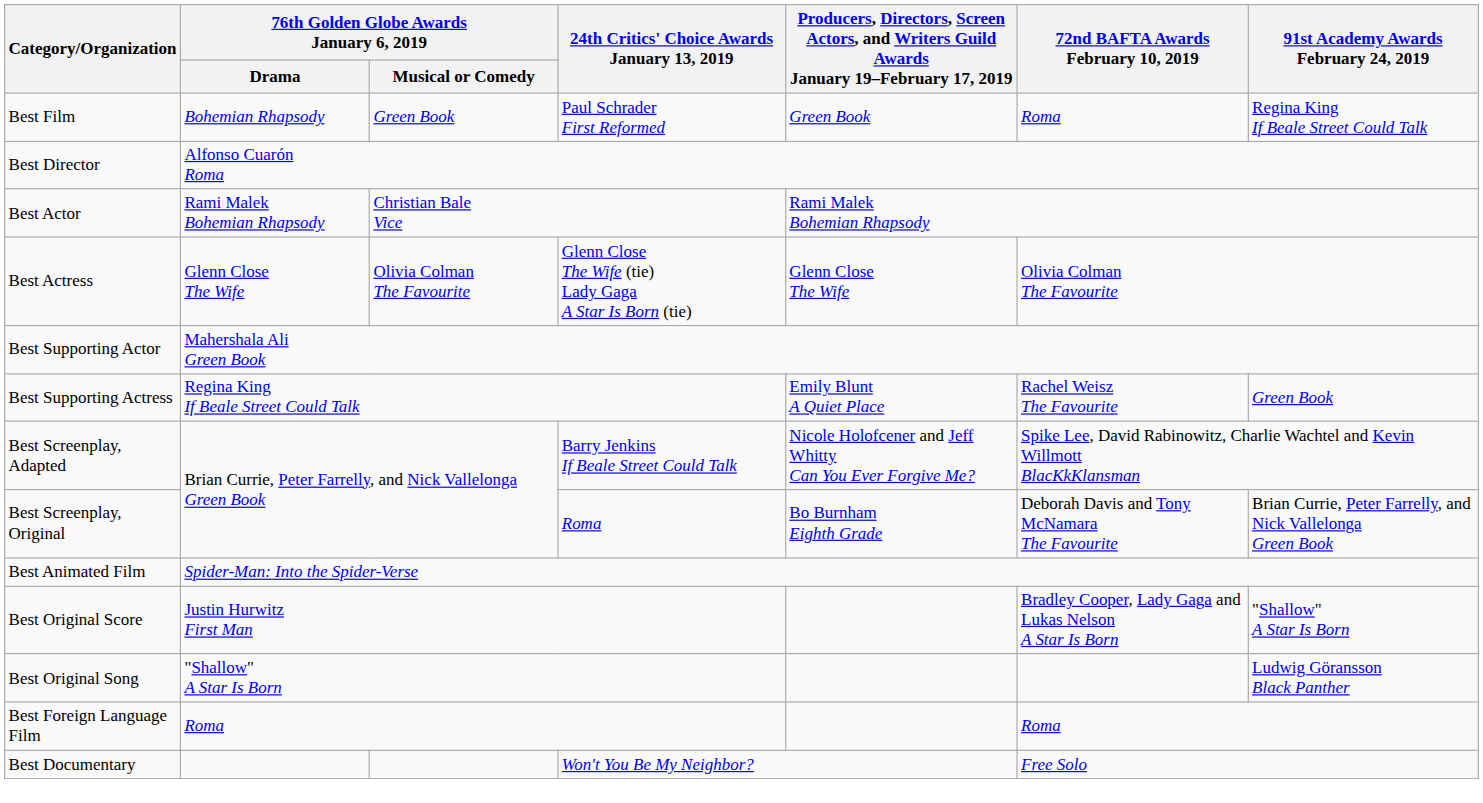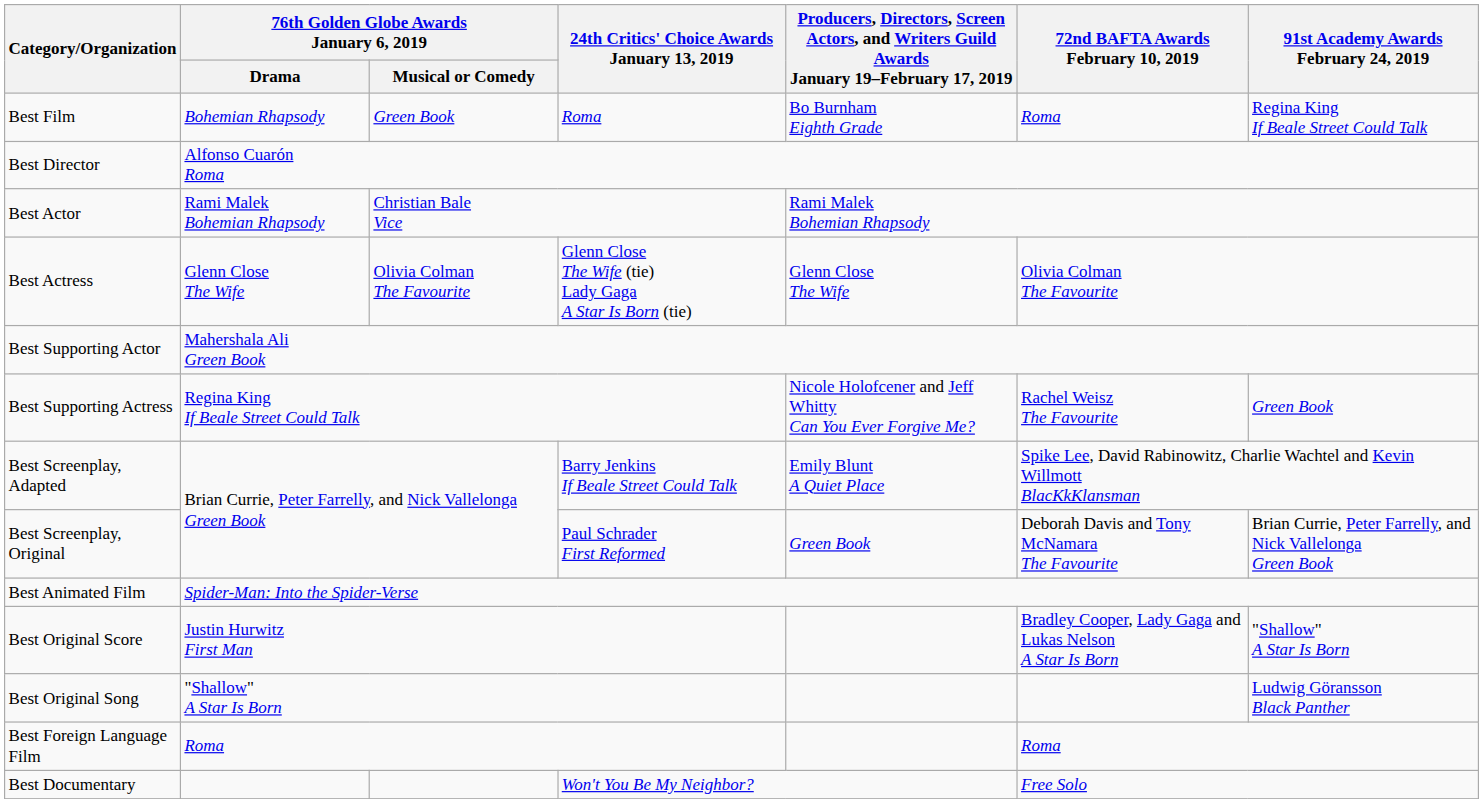(613, 117) Paul Schrader First Reformed -> (582, 117) Roma
(830, 117) Green Book -> (836, 117) Bo Burnham Eighth Grade
(837, 397) Emily Blunt A Quiet Place -> (882, 407) Nicole Holofcener and Jeff Whitty Can You Ever Forgive Me?
(882, 455) Nicole Holofcener and Jeff Whitty Can You Ever Forgive Me? -> (837, 475) Emily Blunt A Quiet Place
(582, 523) Roma -> (613, 544) Paul Schrader First Reformed
(836, 523) Bo Burnham Eighth Grade -> (830, 544) Green Book
